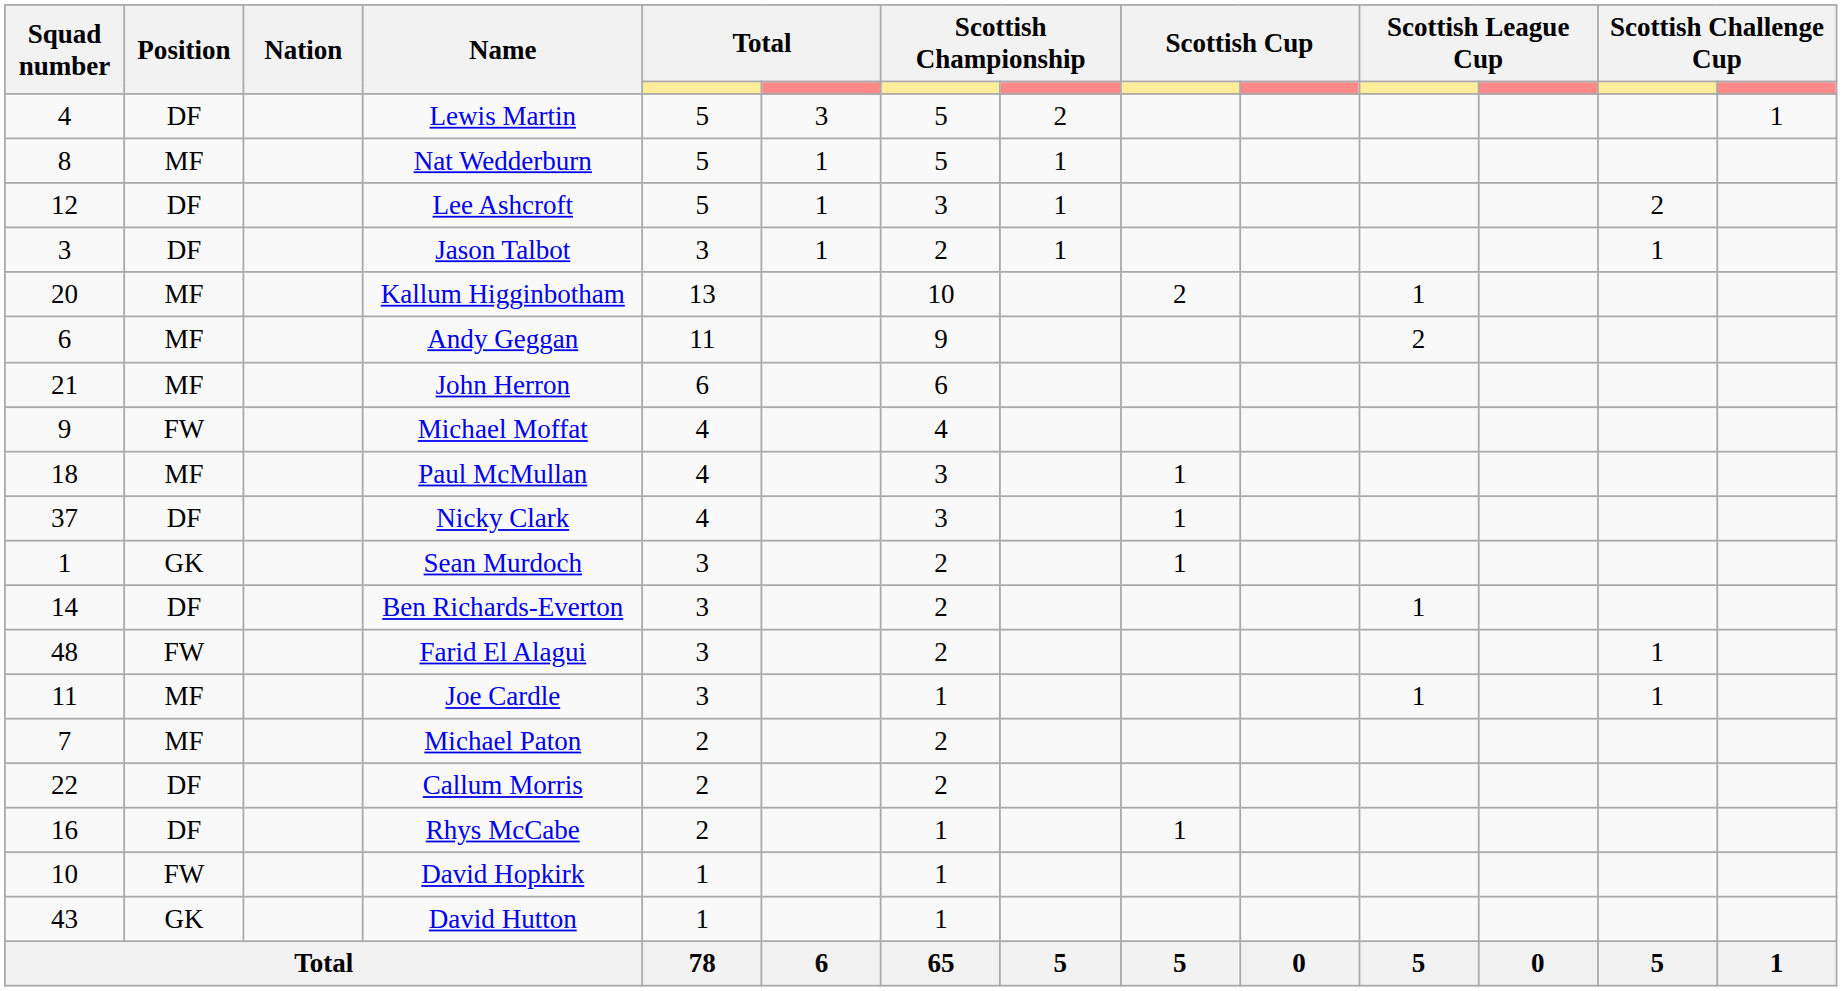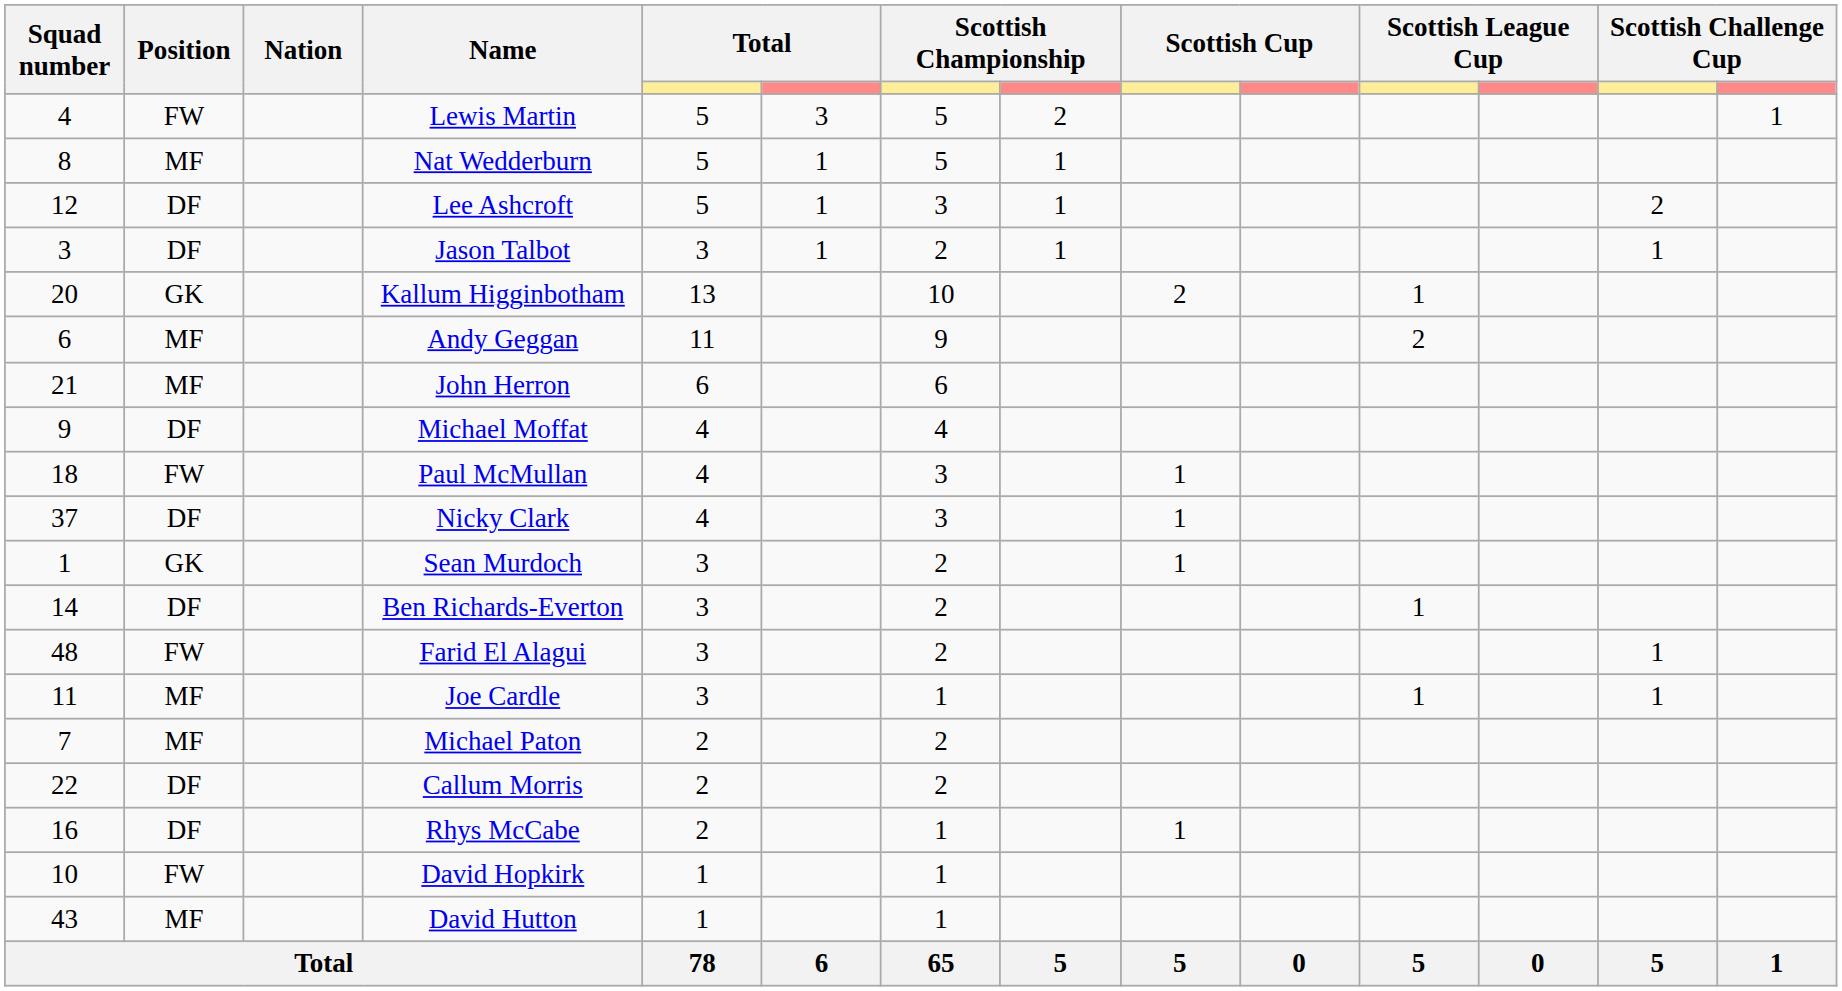(184, 116) DF -> (184, 116) FW
(184, 294) MF -> (184, 294) GK
(184, 428) FW -> (184, 428) DF
(184, 473) MF -> (184, 473) FW
(184, 919) GK -> (184, 919) MF
